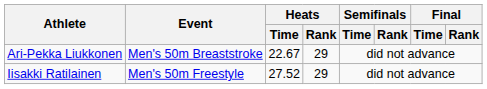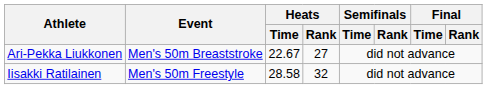(321, 54) 29 -> (321, 54) 27
(284, 74) 27.52 -> (284, 74) 28.58
(321, 74) 29 -> (321, 74) 32
